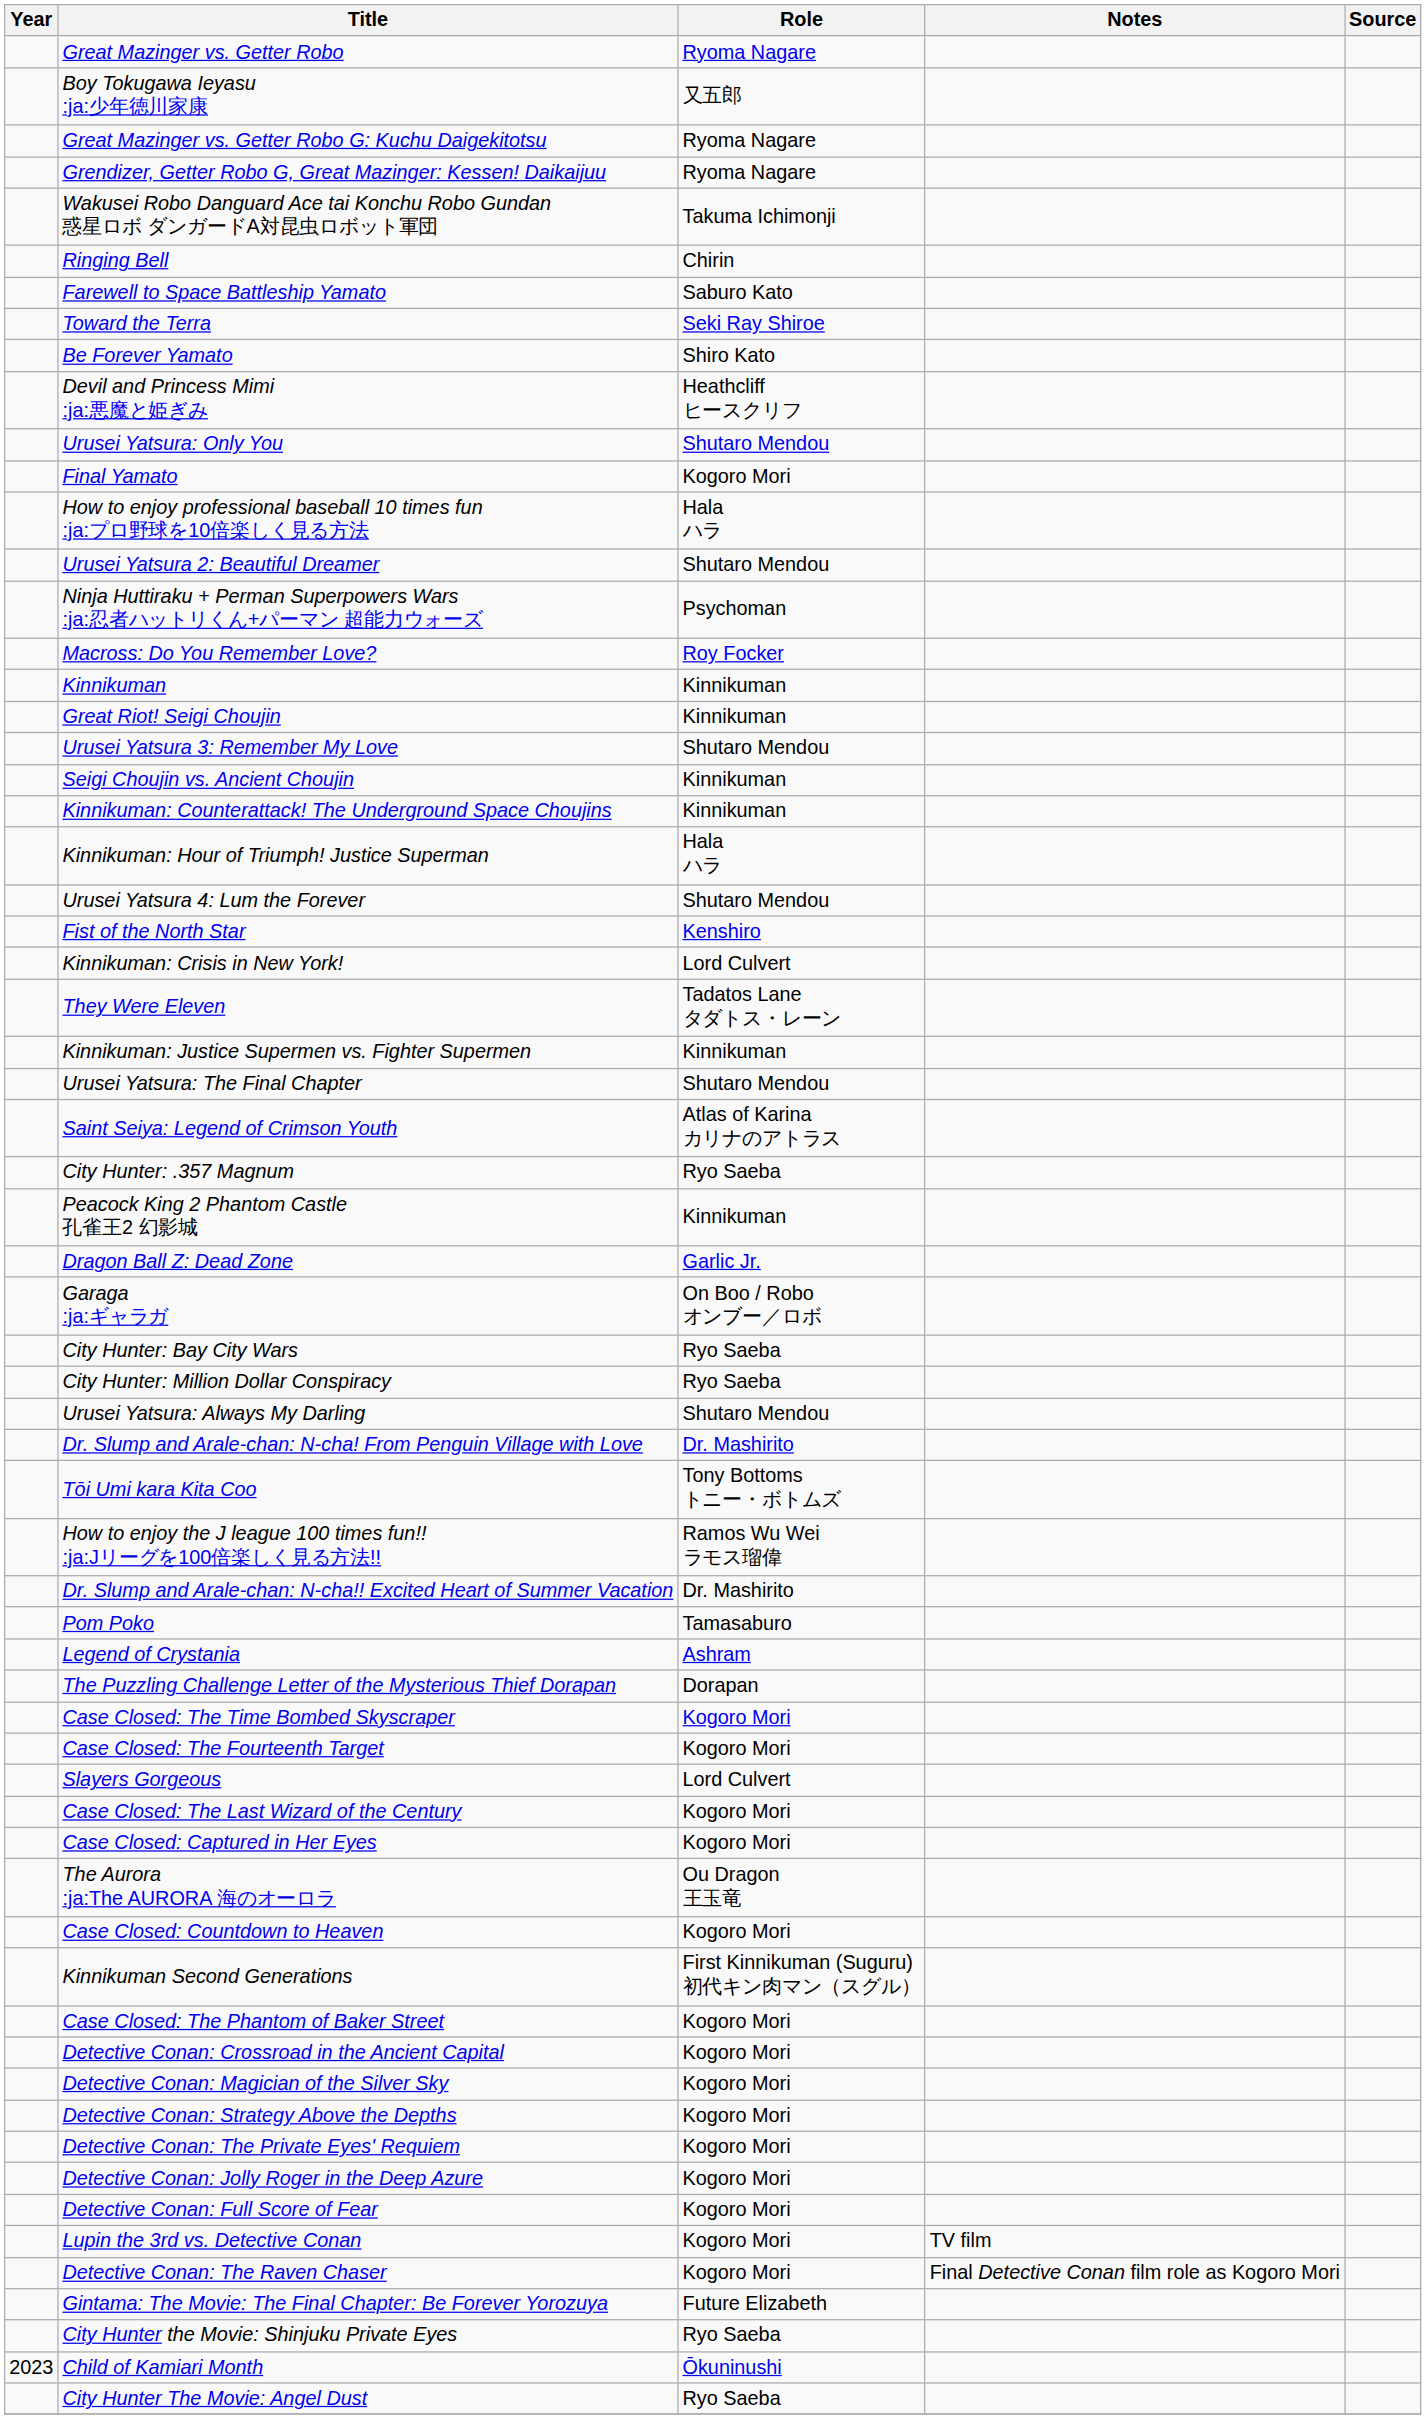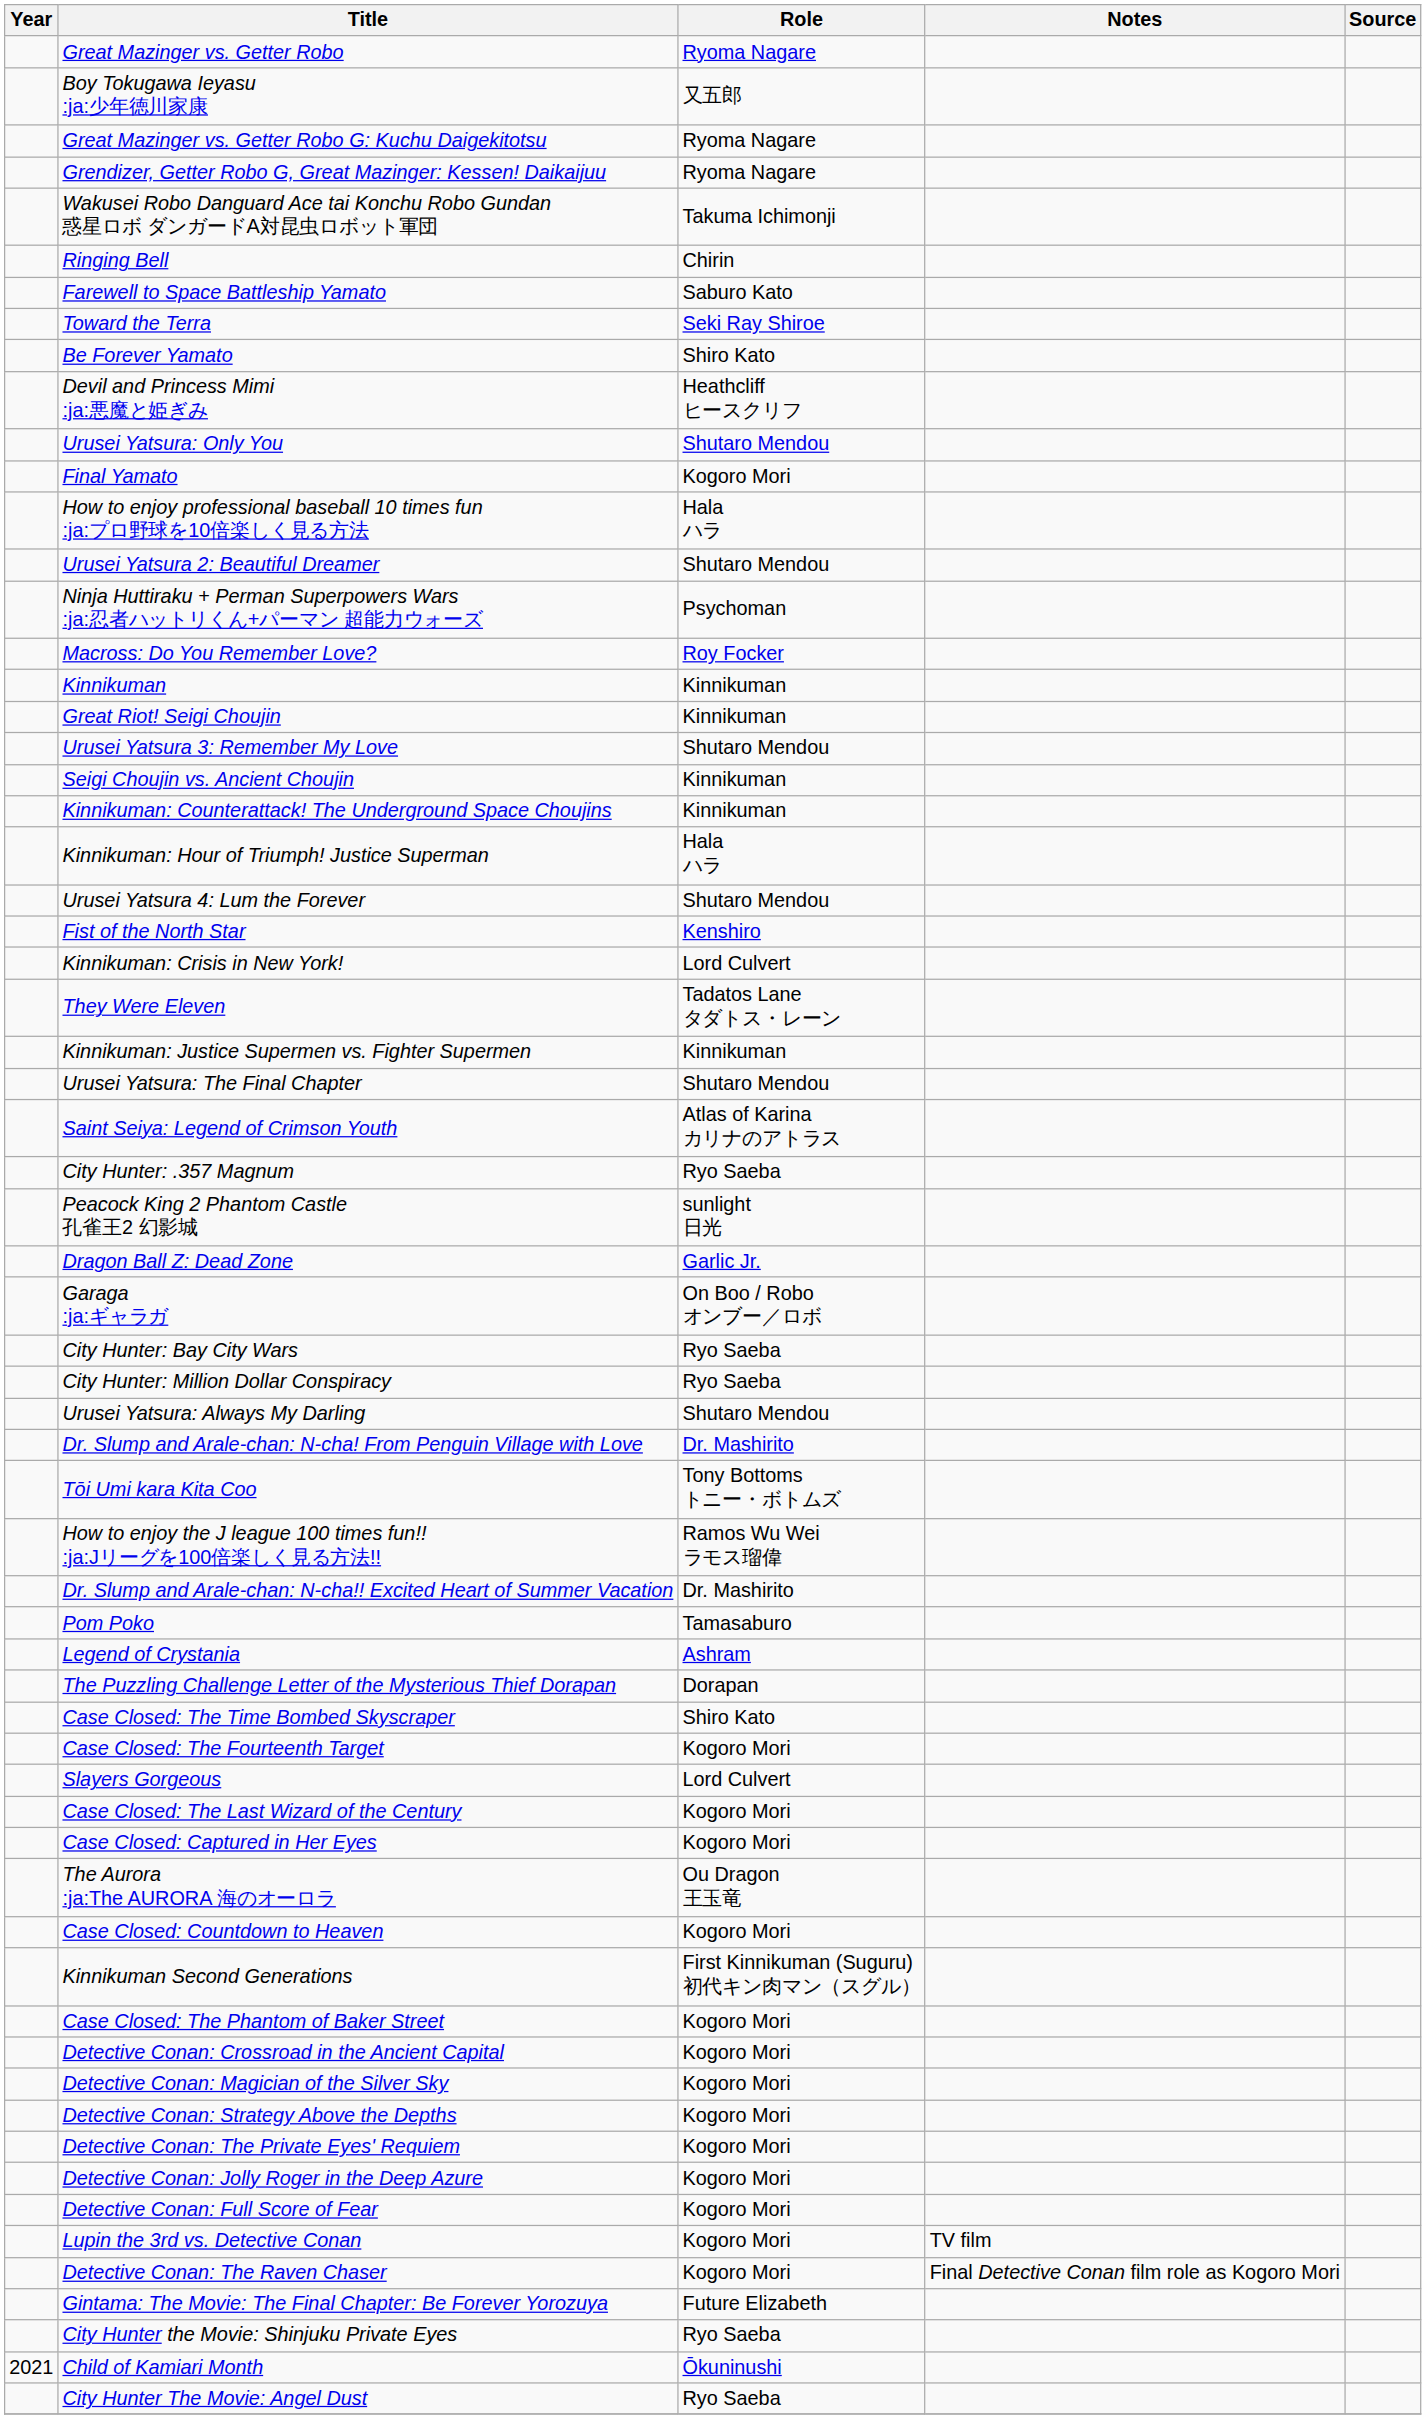(734, 1216) Kinnikuman -> (717, 1215) sunlight 日光
(737, 1717) Kogoro Mori -> (729, 1717) Shiro Kato
(31, 2367) 2023 -> (31, 2367) 2021
